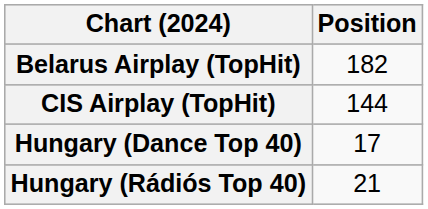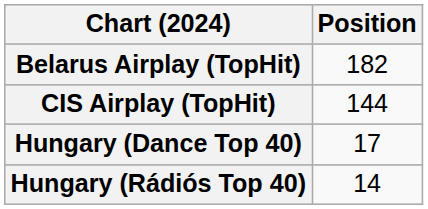(367, 183) 21 -> (367, 183) 14
